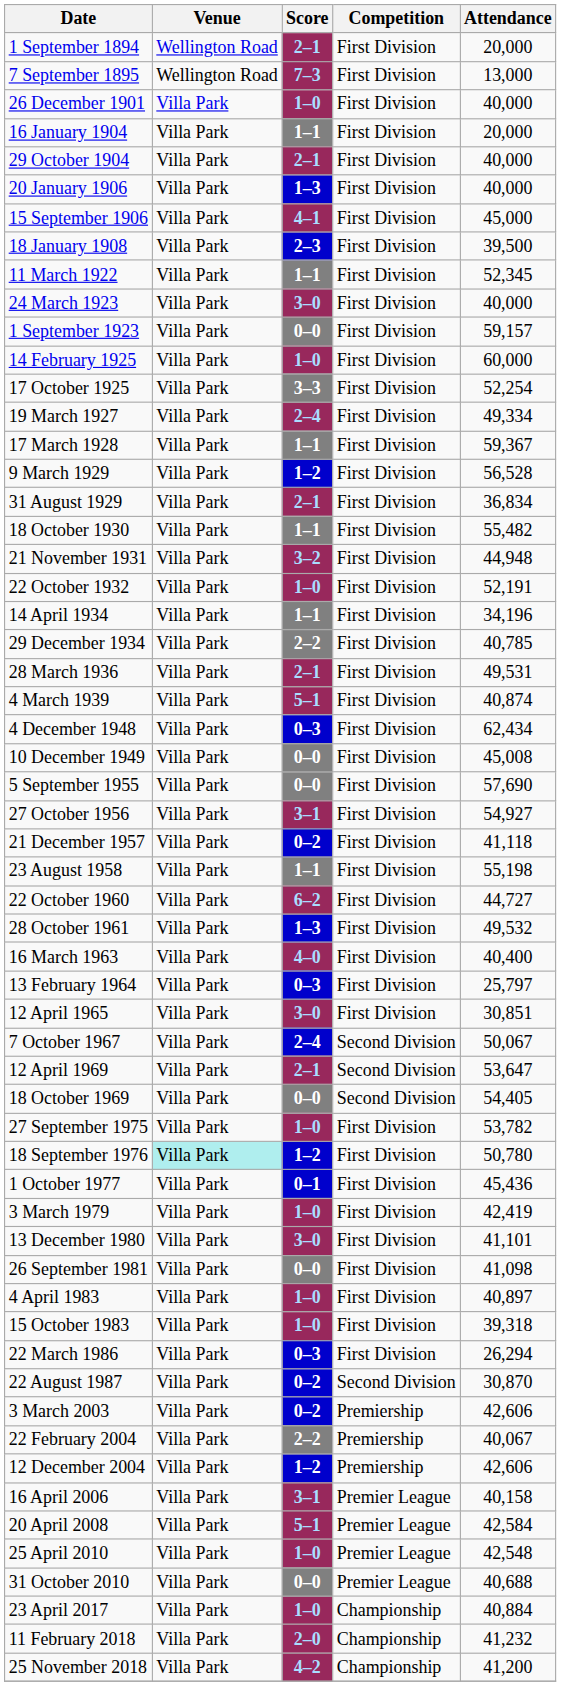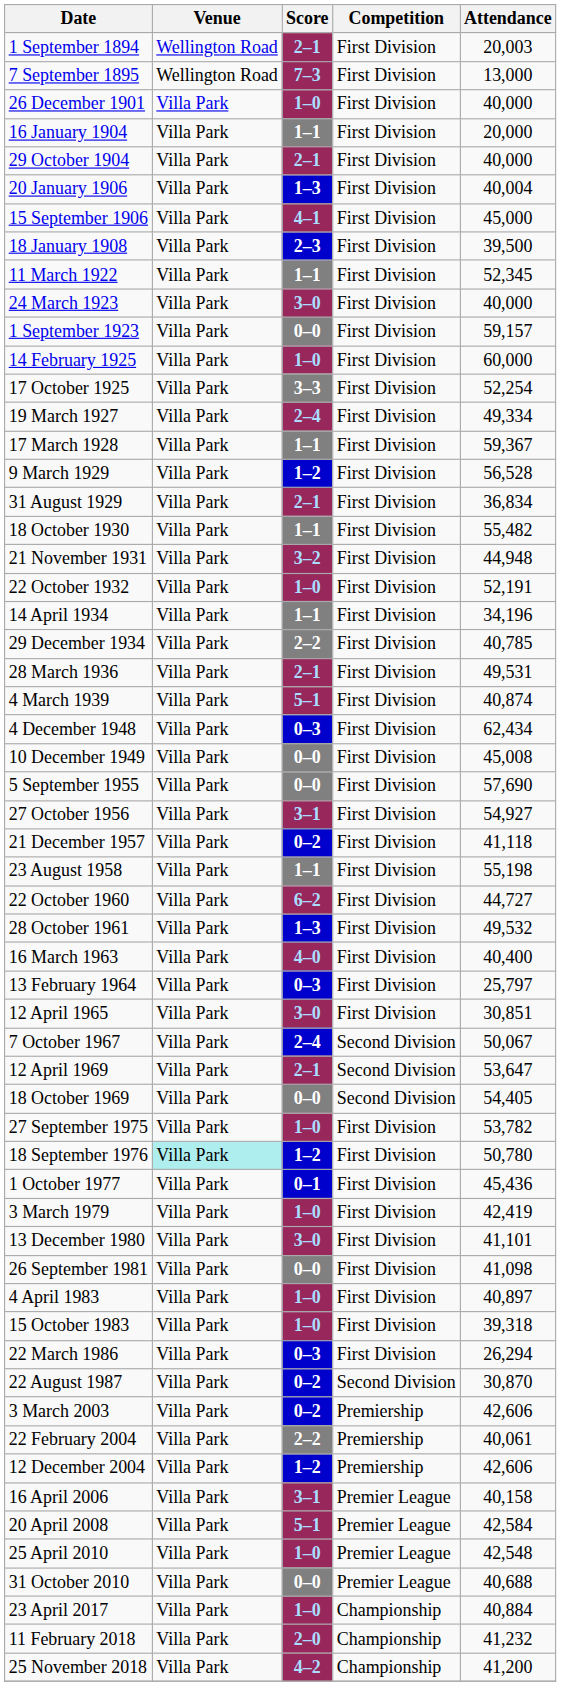(508, 47) 20,000 -> (508, 47) 20,003
(508, 189) 40,000 -> (508, 189) 40,004
(508, 1439) 40,067 -> (508, 1439) 40,061
